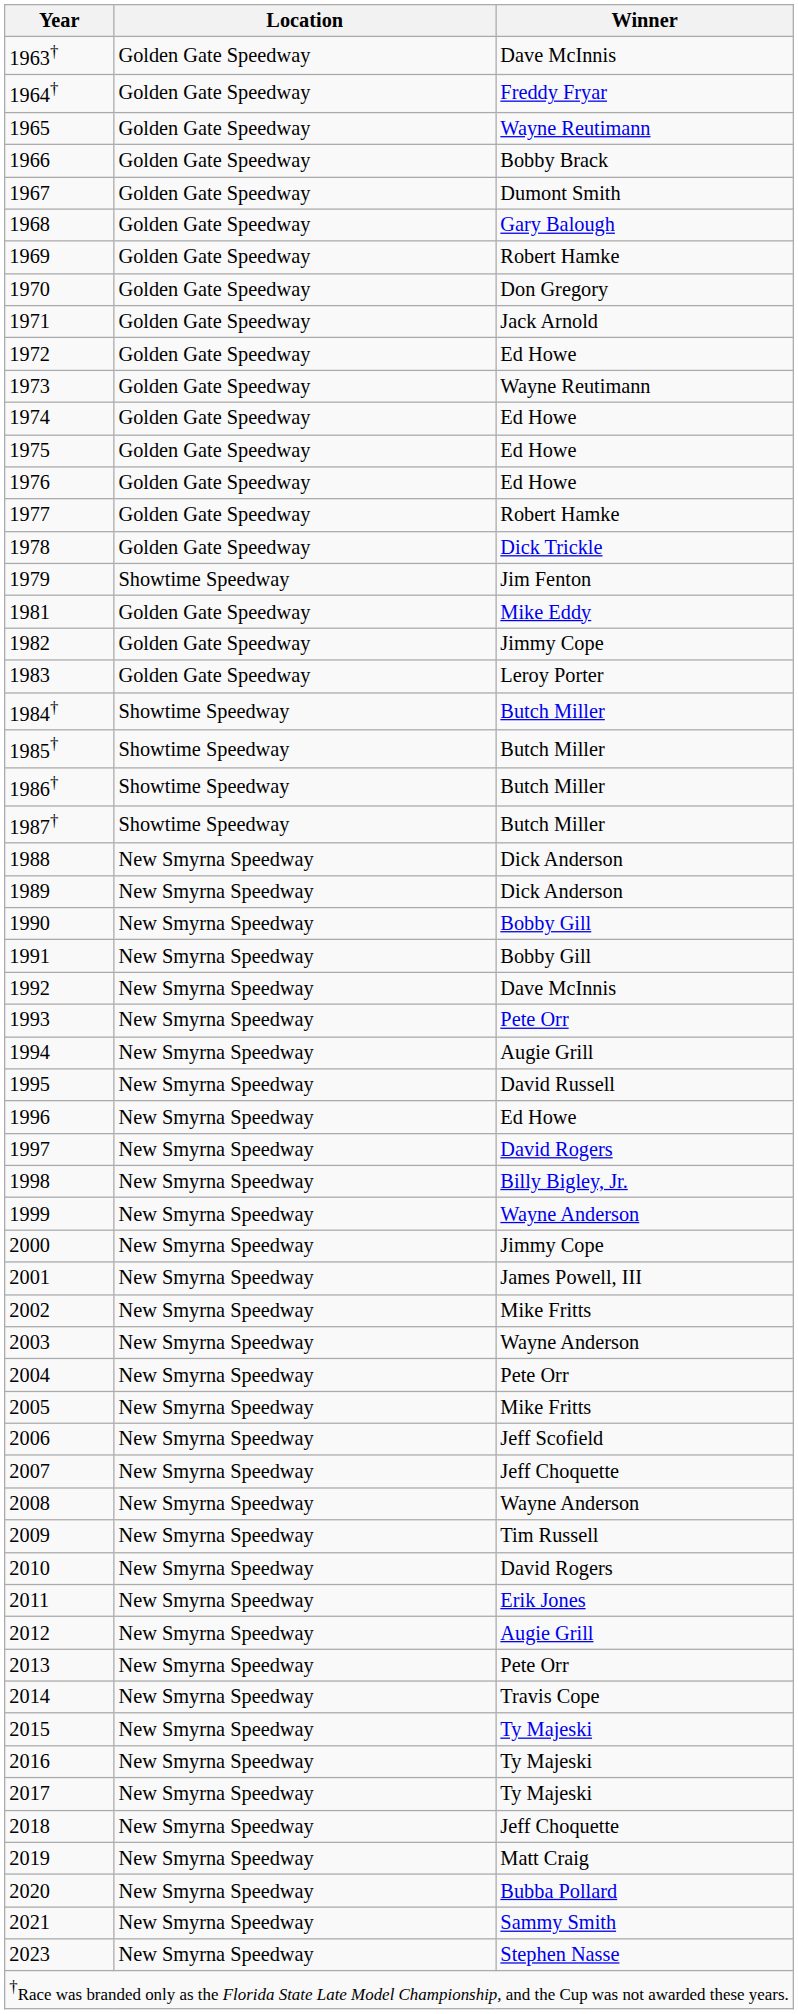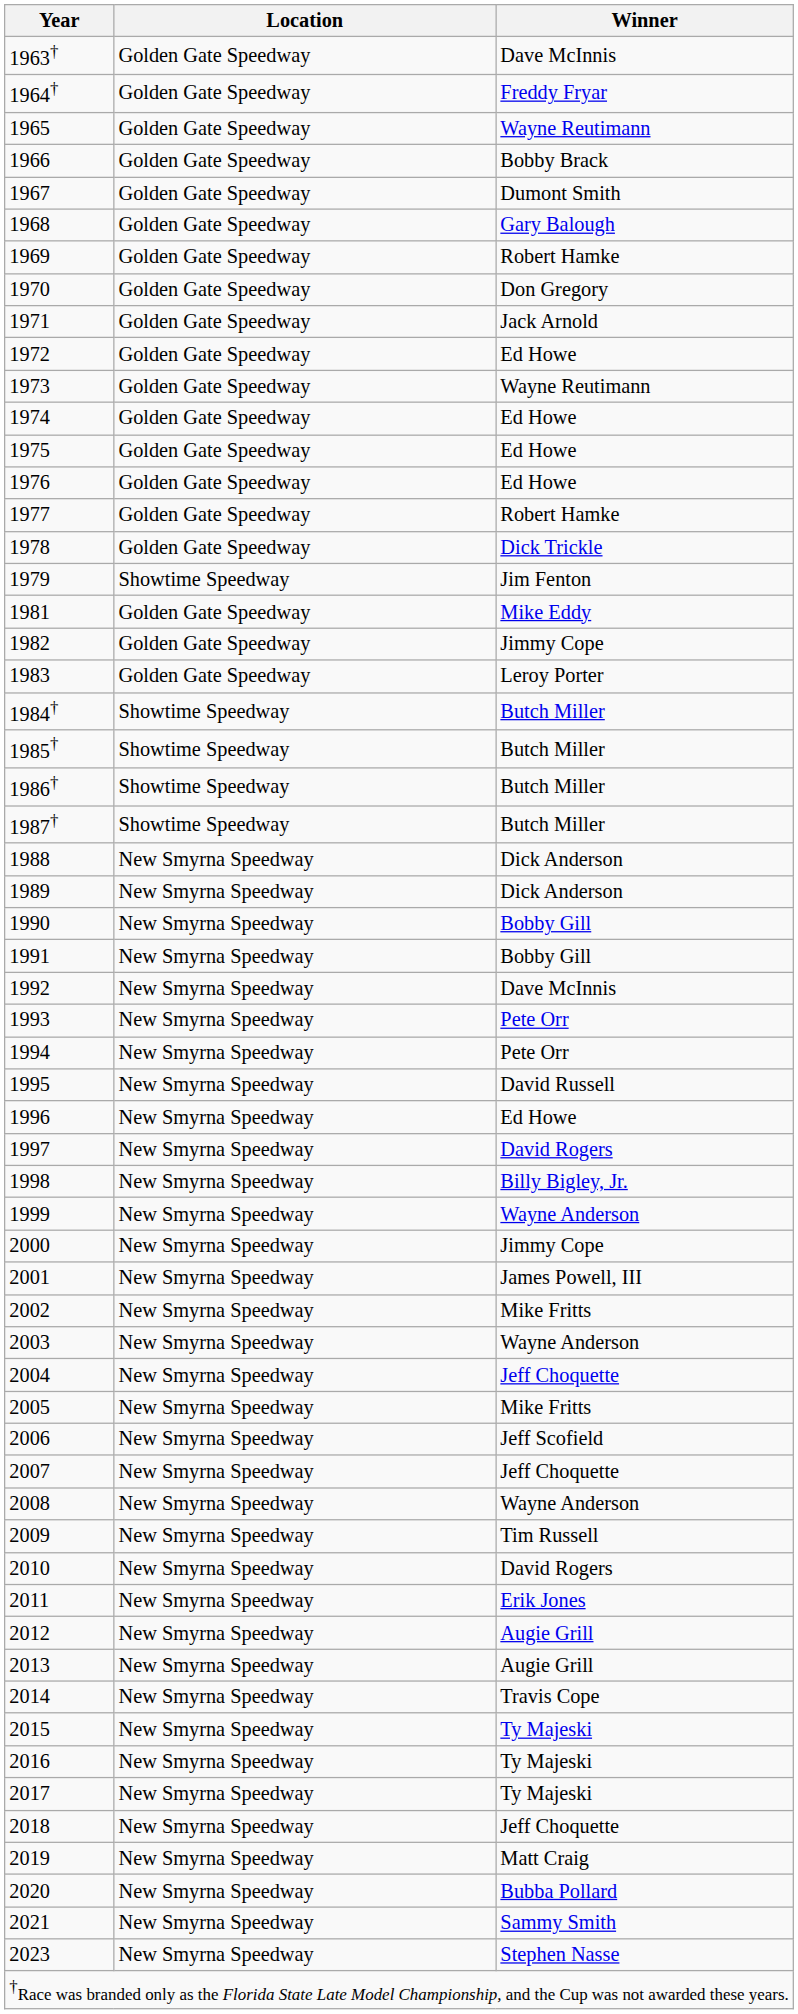(547, 1052) Augie Grill -> (535, 1052) Pete Orr
(535, 1374) Pete Orr -> (560, 1374) Jeff Choquette
(535, 1664) Pete Orr -> (547, 1664) Augie Grill
